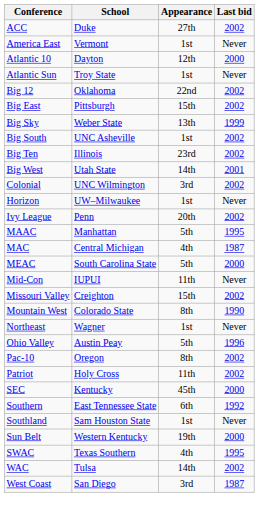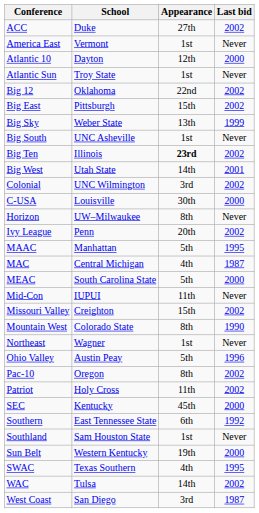(234, 138) 2002 -> (234, 138) Never
(187, 153) normal -> (187, 153) bold
+ row: (21, 201)
(187, 201) 1st -> (187, 216) 8th
